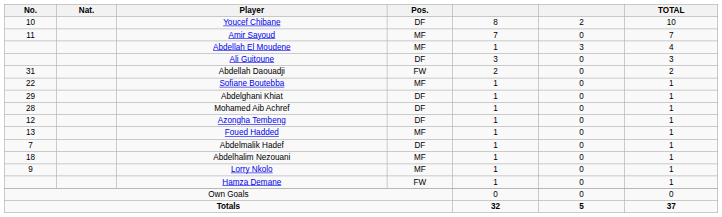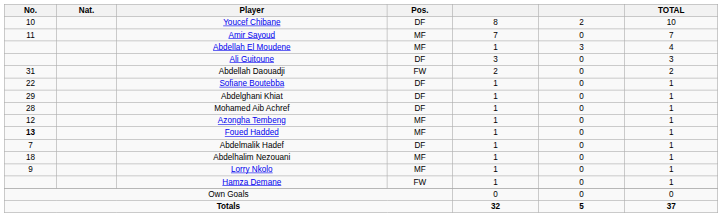(420, 83) MF -> (420, 83) DF
(420, 120) DF -> (420, 120) MF
(31, 132) normal -> (31, 132) bold
